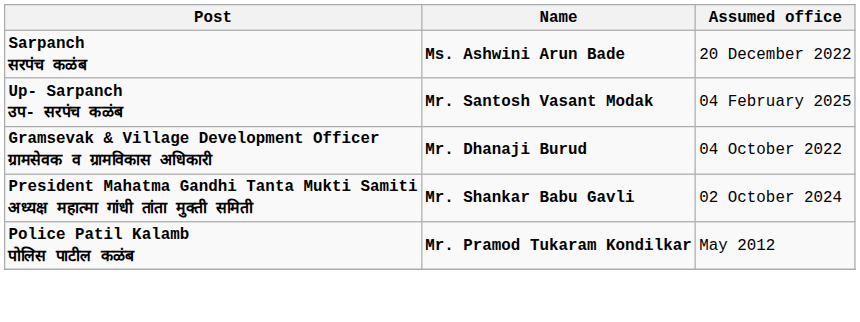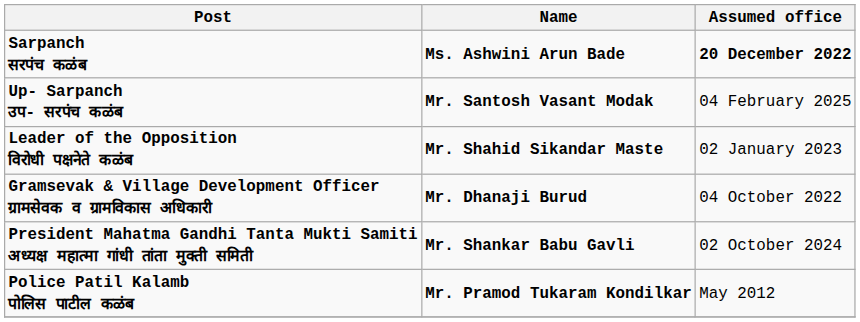(775, 54) normal -> (775, 54) bold
+ row: (123, 150)
